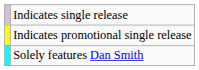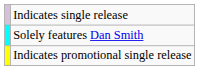rows swapped: (102, 35) <-> (78, 55)
